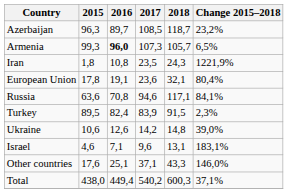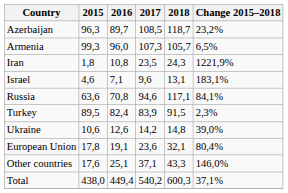(119, 46) bold -> (119, 46) normal
rows swapped: (18, 146) <-> (42, 79)
